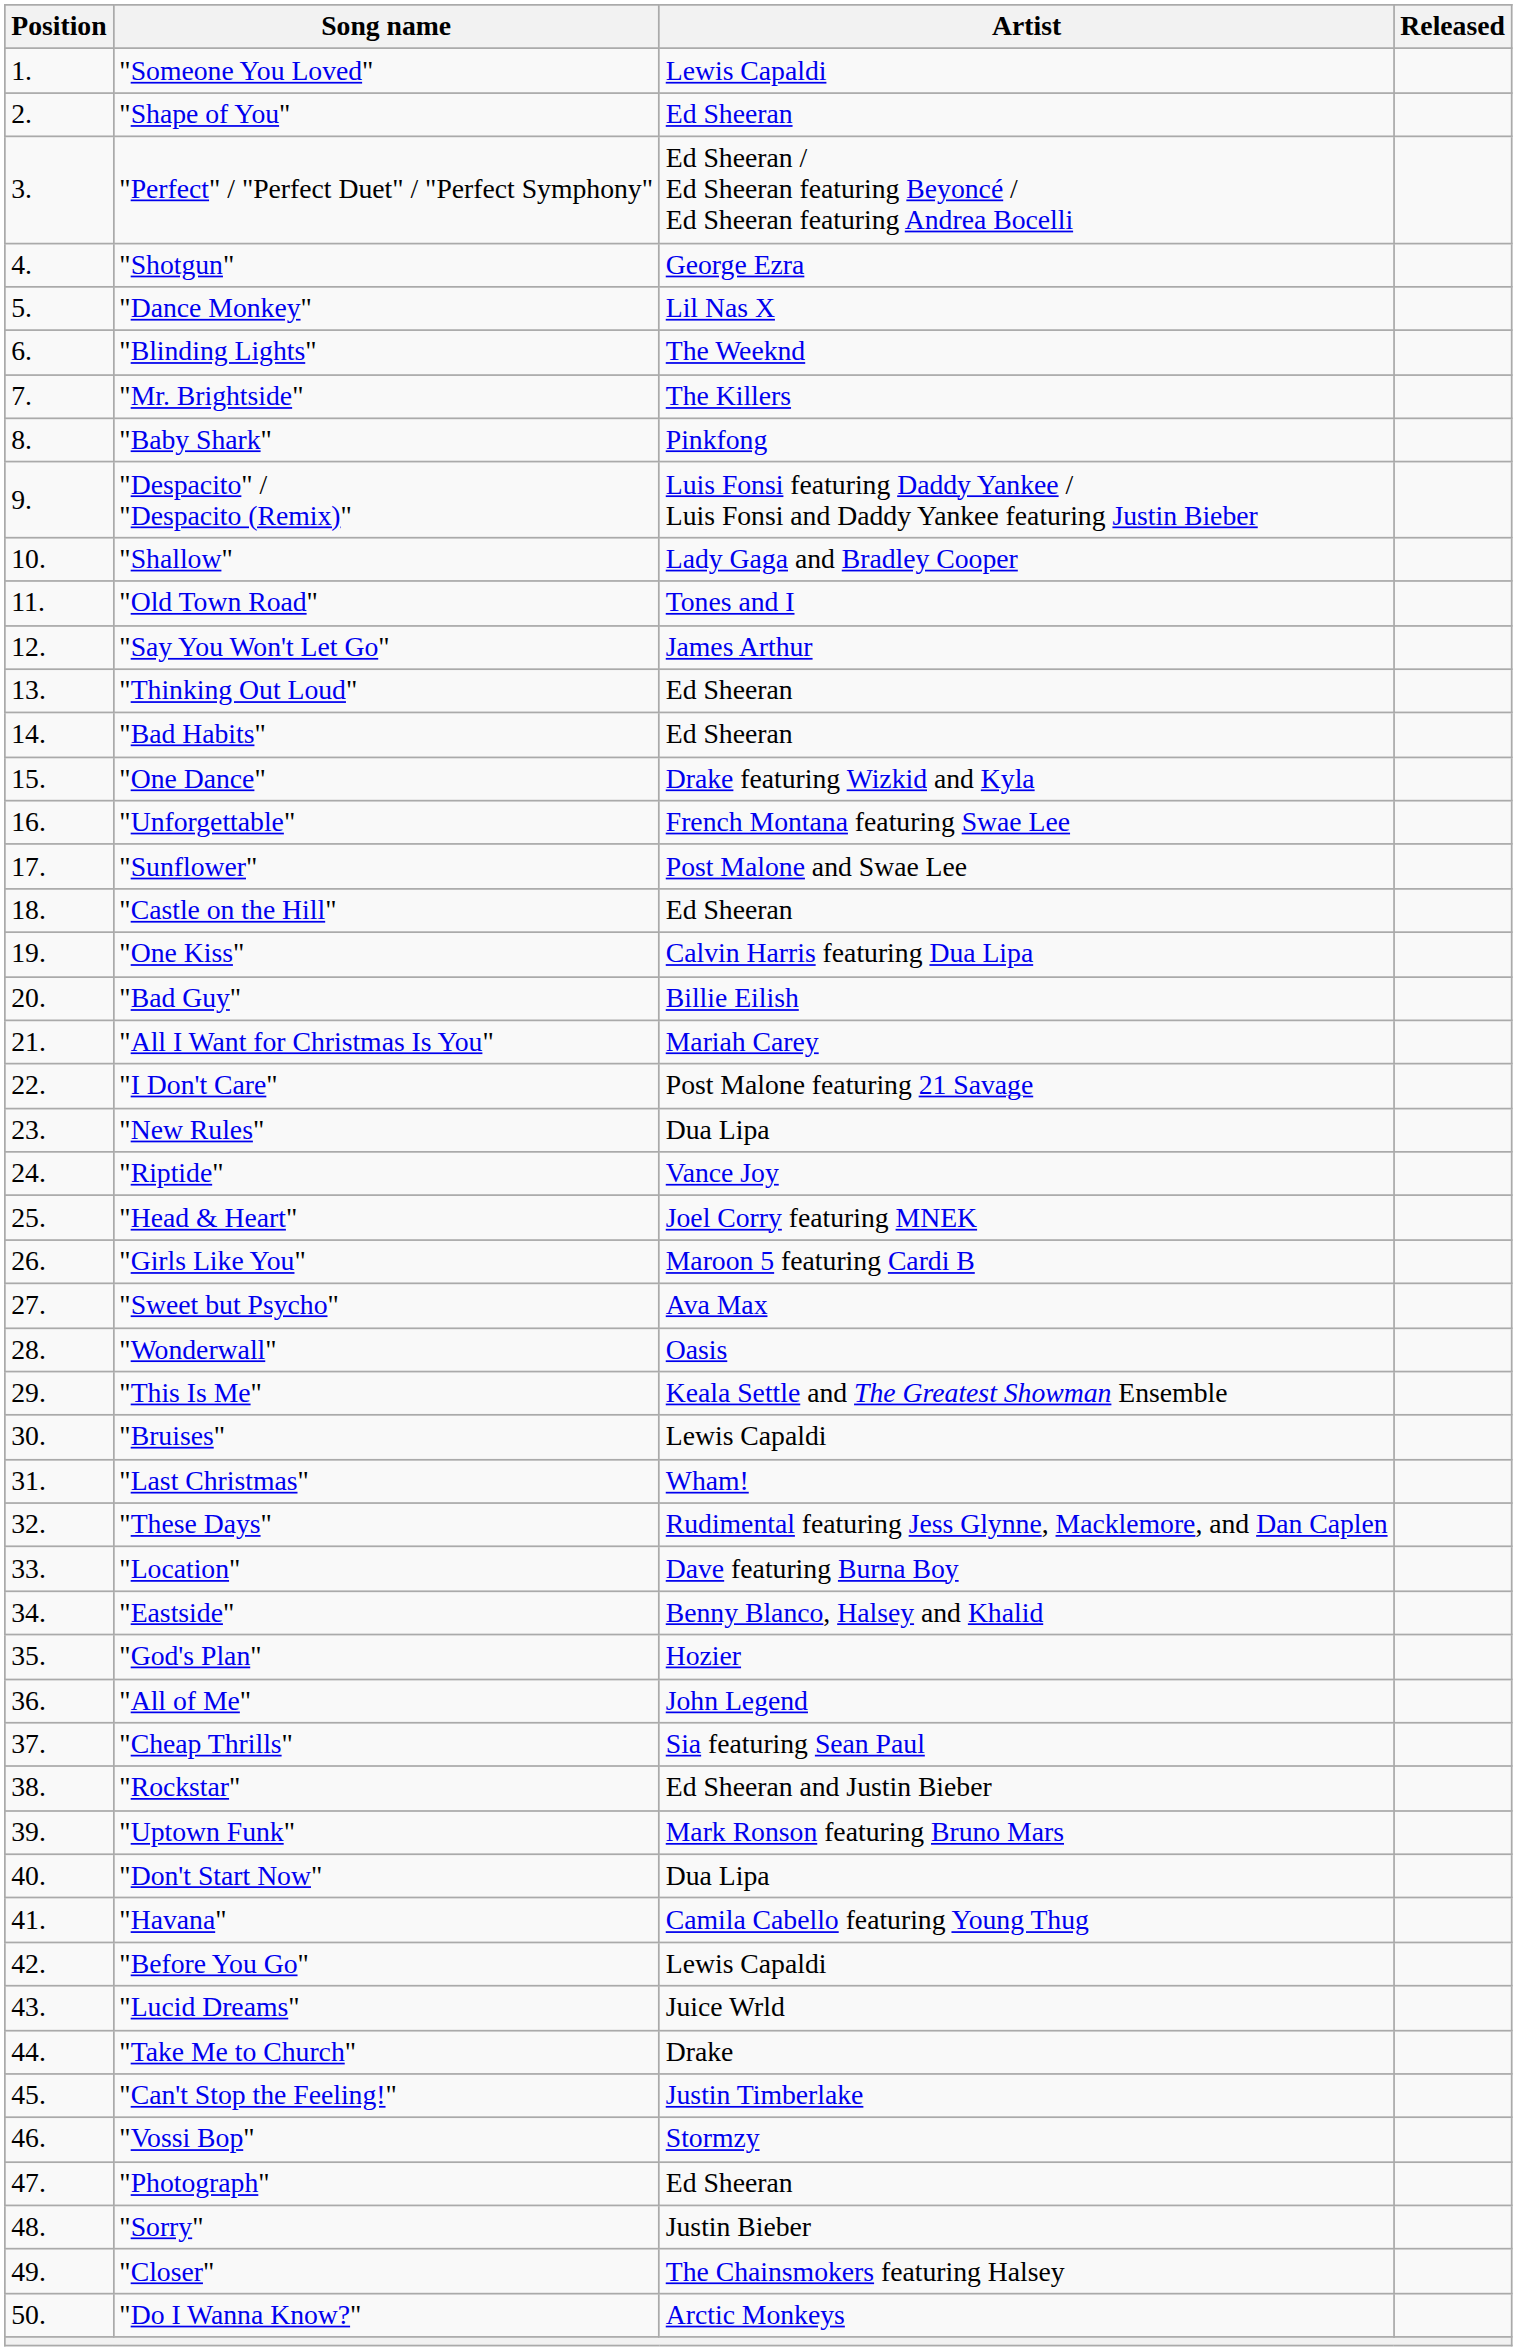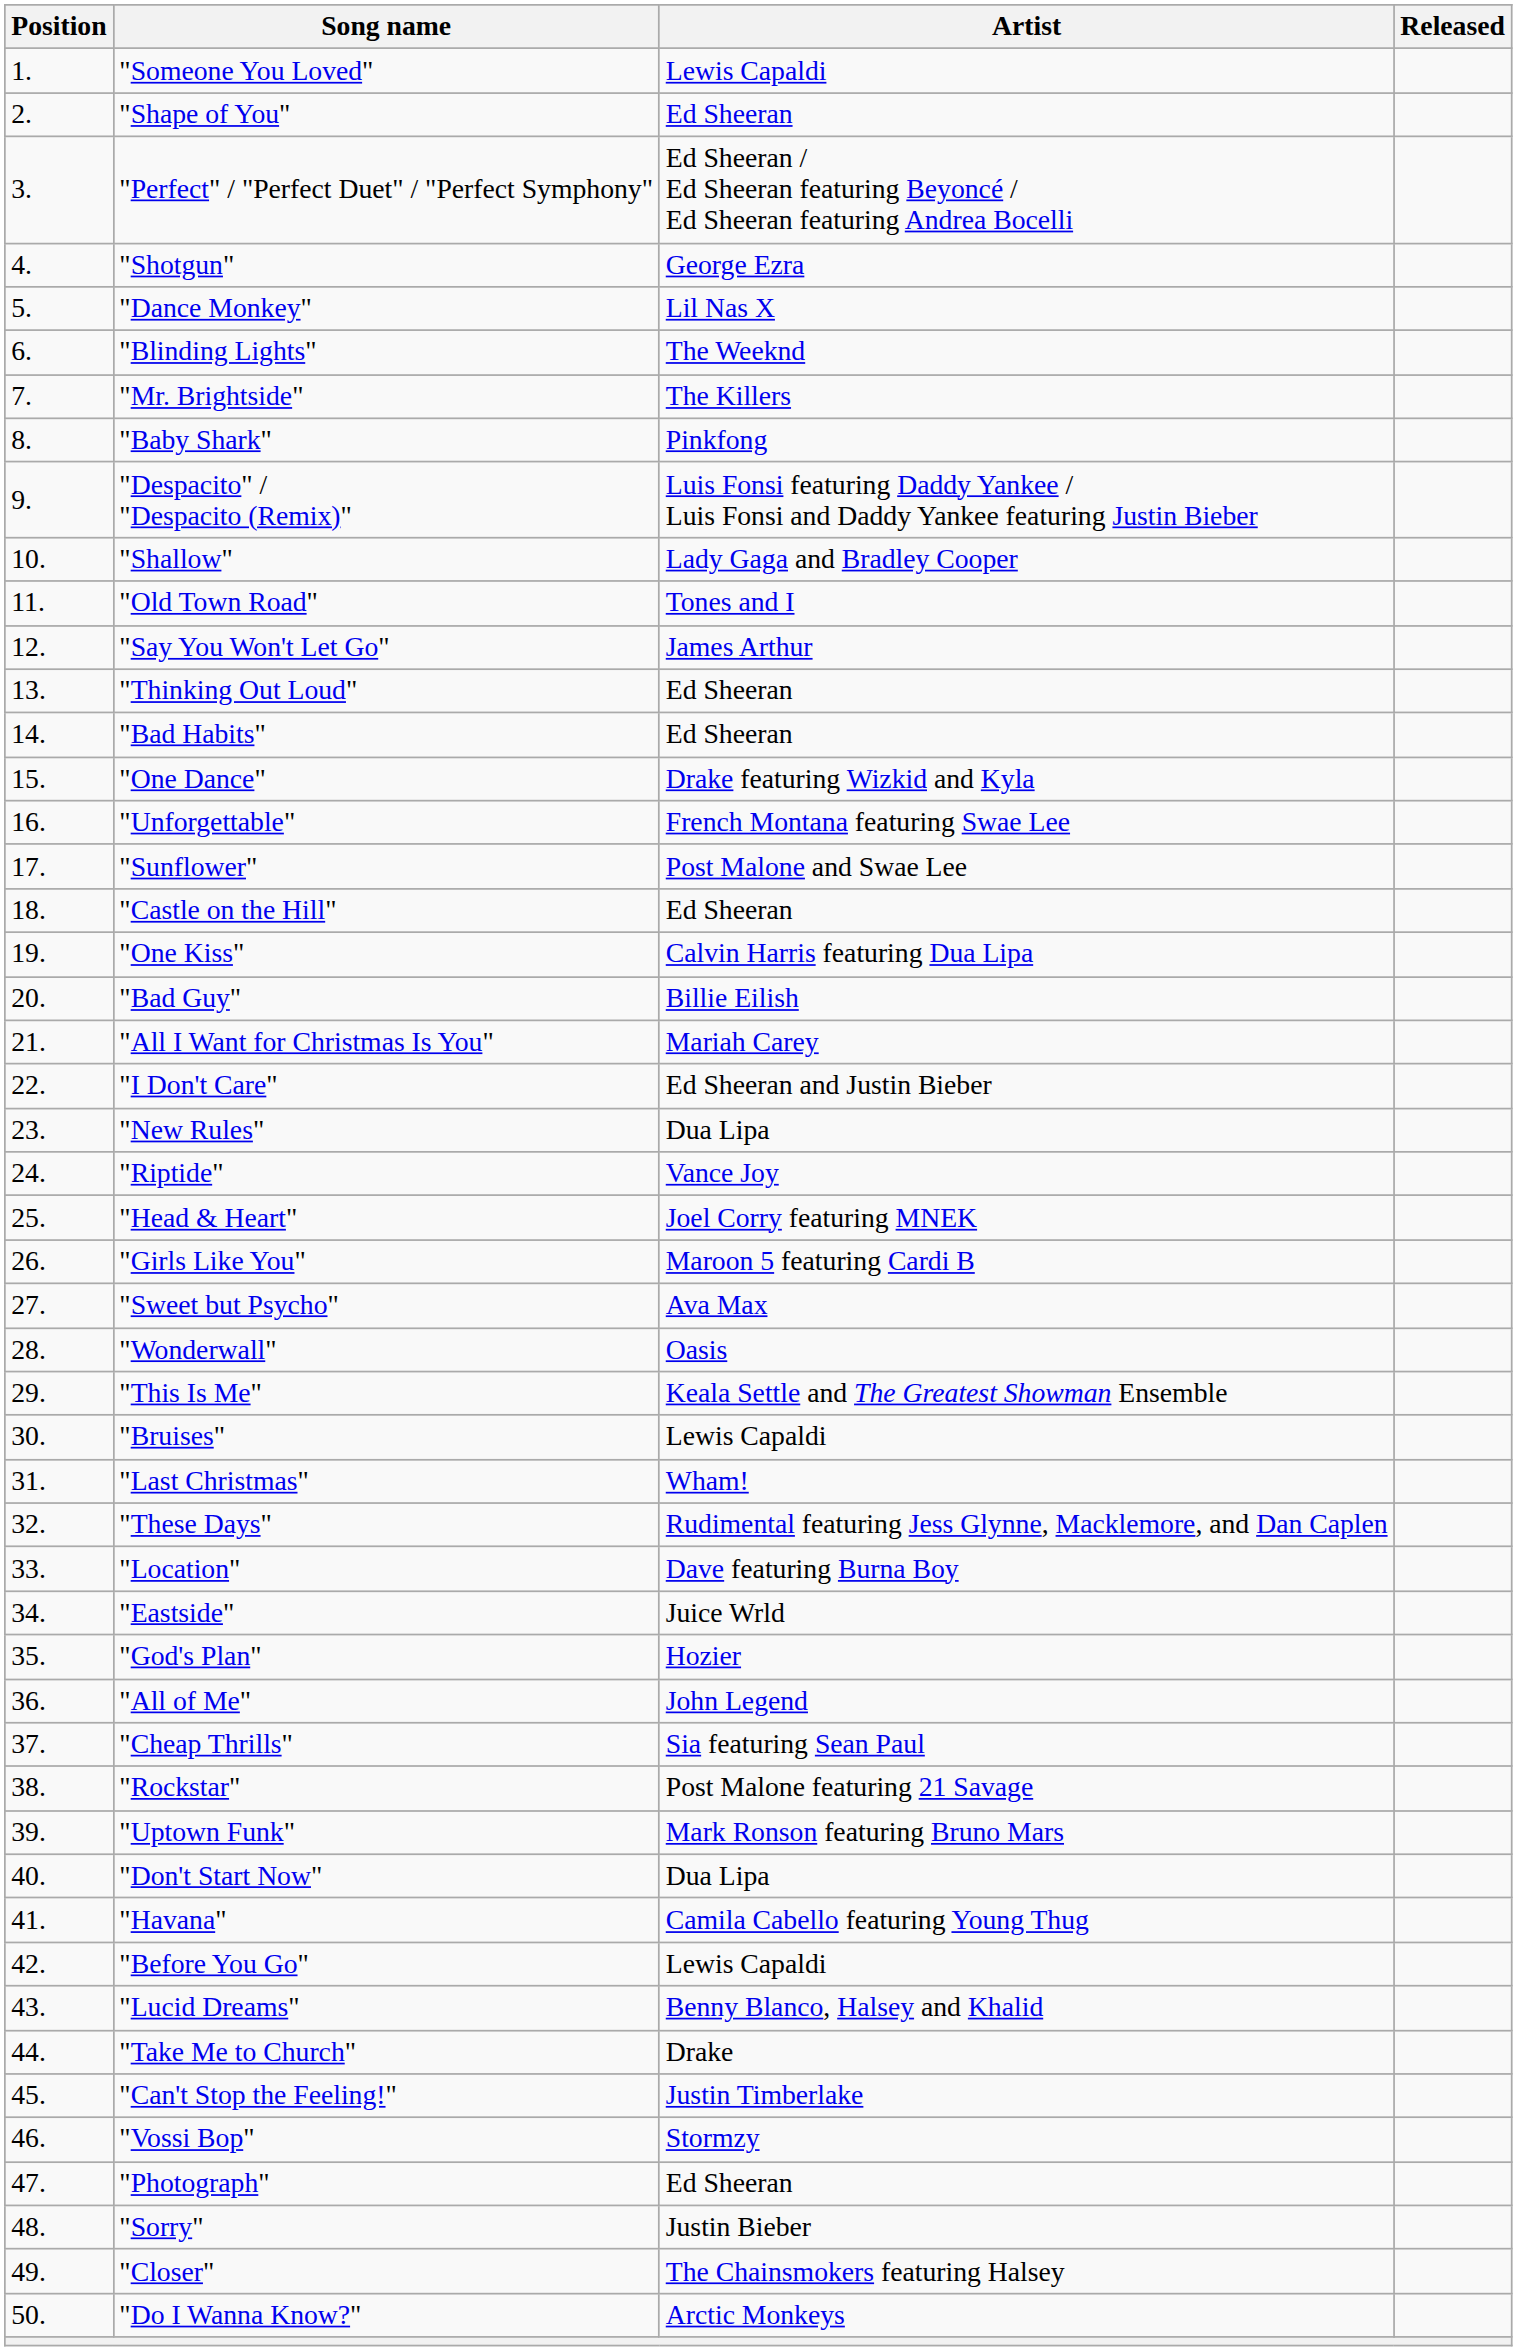(849, 1085) Post Malone featuring 21 Savage -> (829, 1085) Ed Sheeran and Justin Bieber
(854, 1612) Benny Blanco, Halsey and Khalid -> (725, 1612) Juice Wrld
(829, 1788) Ed Sheeran and Justin Bieber -> (849, 1788) Post Malone featuring 21 Savage
(725, 2007) Juice Wrld -> (854, 2007) Benny Blanco, Halsey and Khalid
